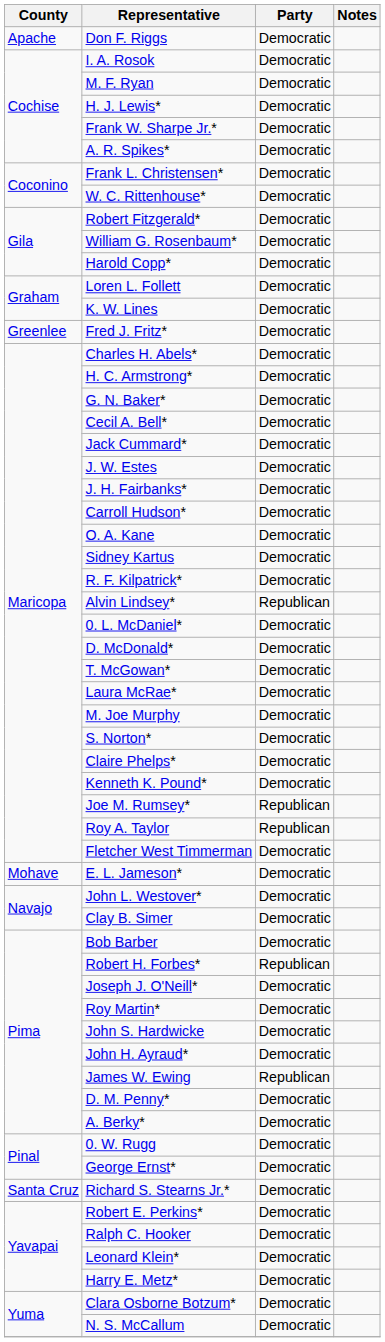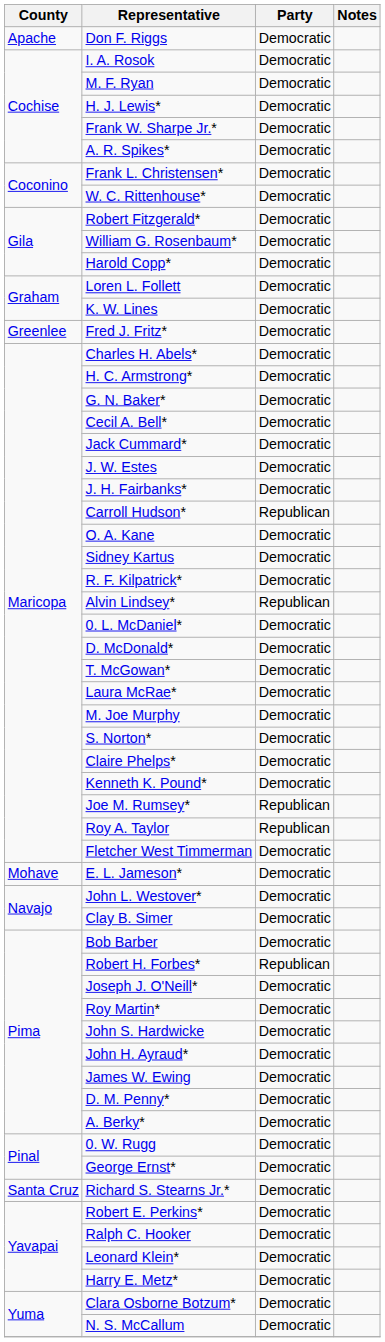(295, 512) Democratic -> (294, 512) Republican
(294, 1077) Republican -> (295, 1077) Democratic
